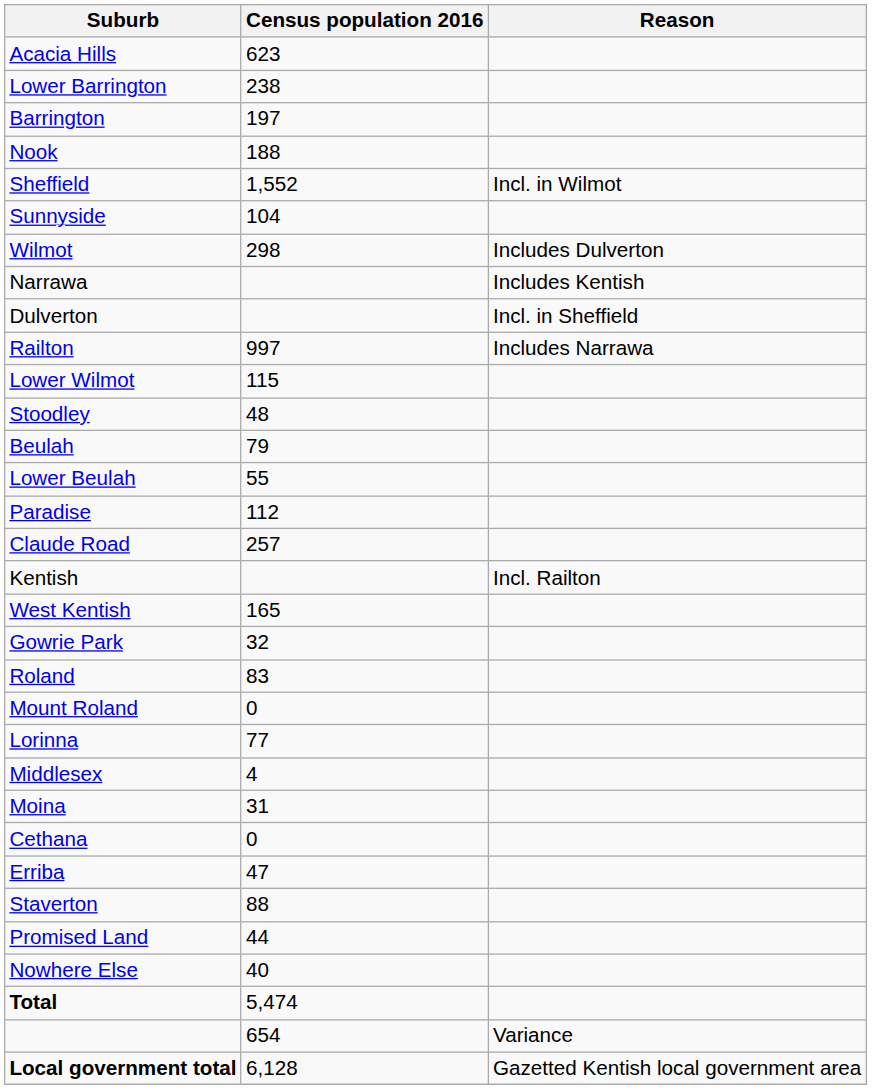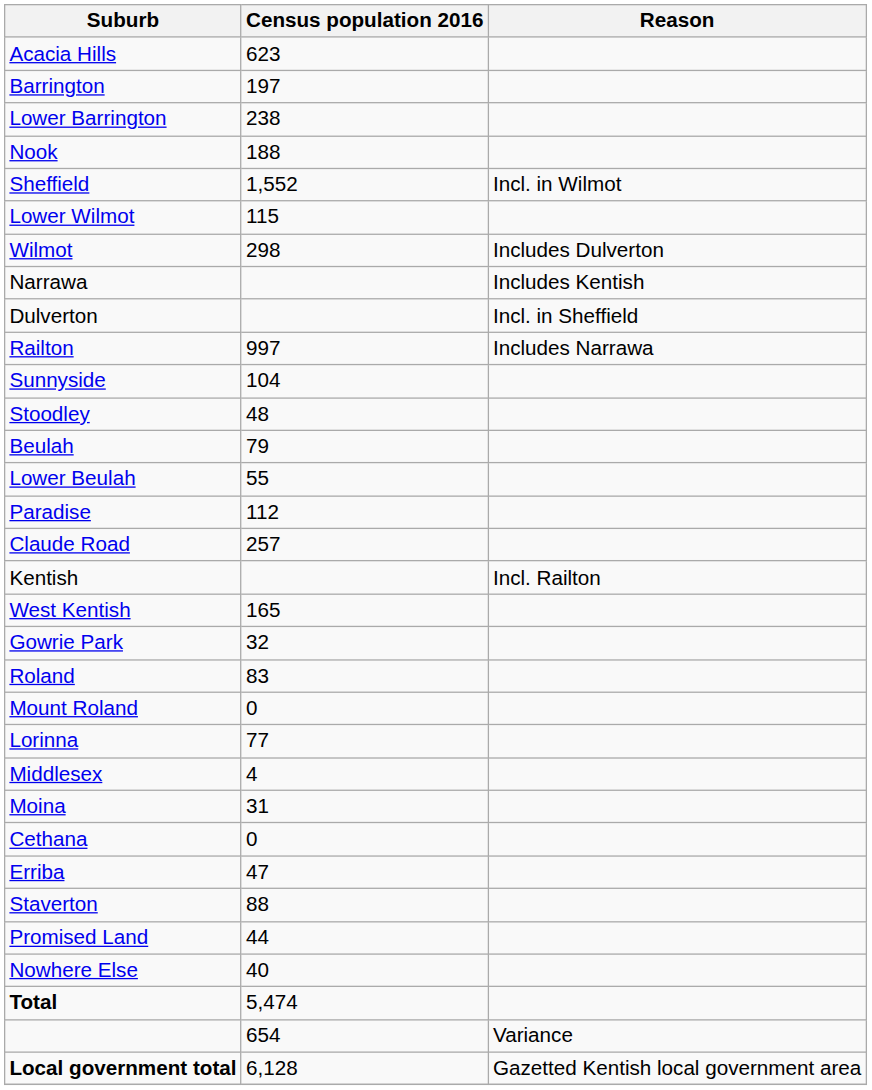rows swapped: (88, 86) <-> (57, 119)
rows swapped: (72, 380) <-> (58, 217)
